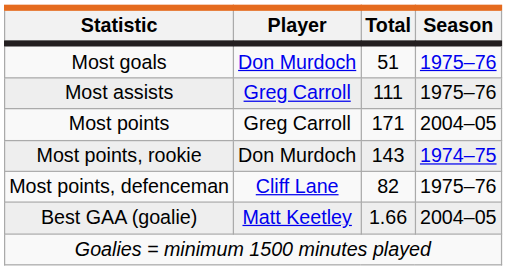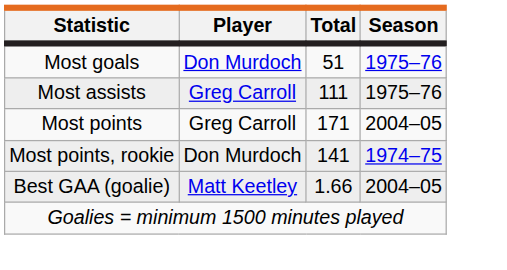(388, 155) 143 -> (333, 155) 141
- row: (119, 186)
